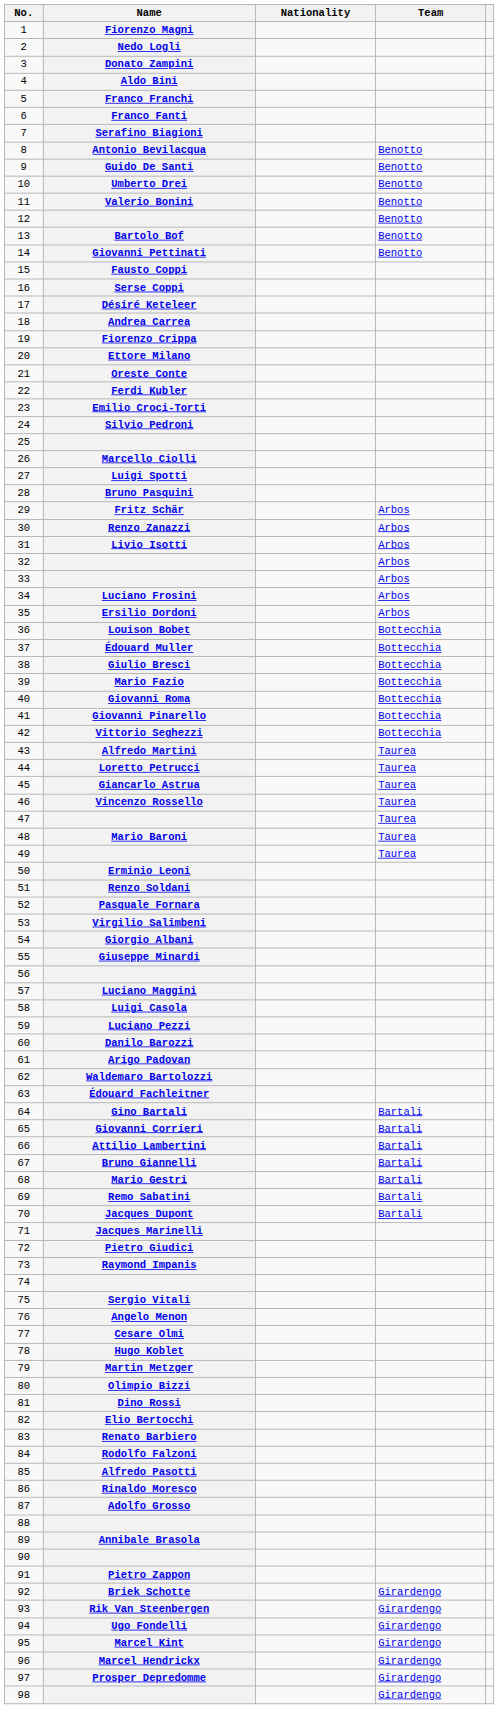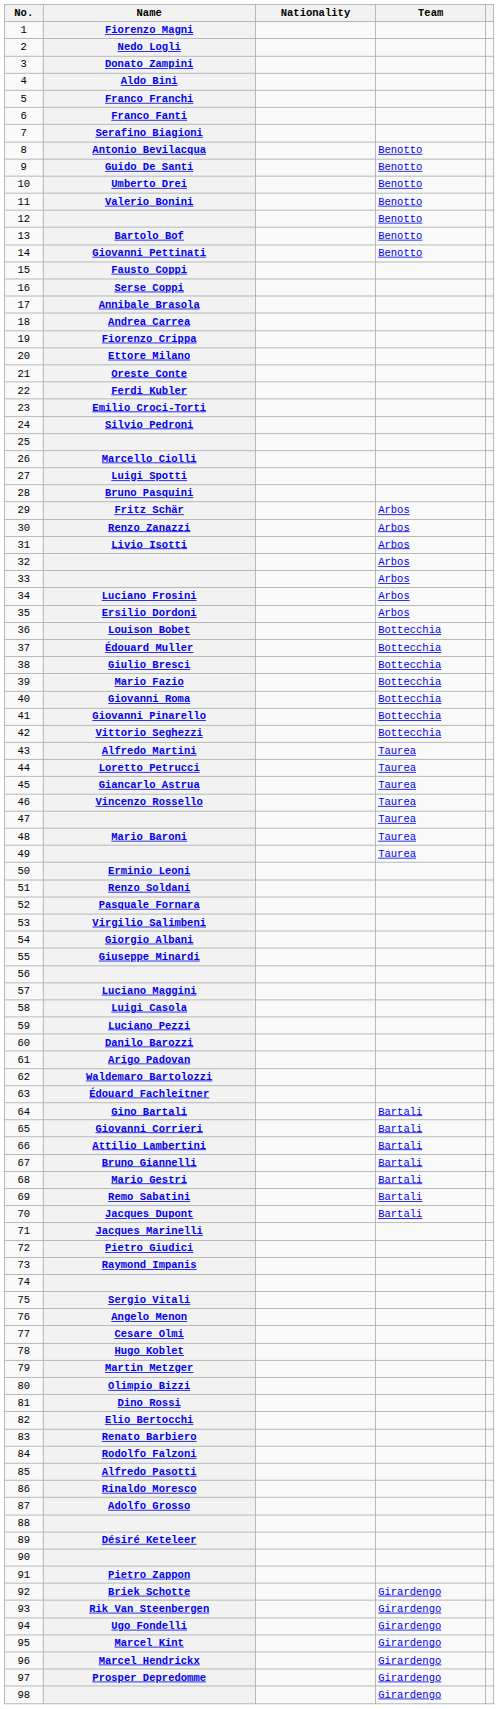(149, 305) Désiré Keteleer -> (149, 305) Annibale Brasola
(149, 1540) Annibale Brasola -> (149, 1540) Désiré Keteleer
